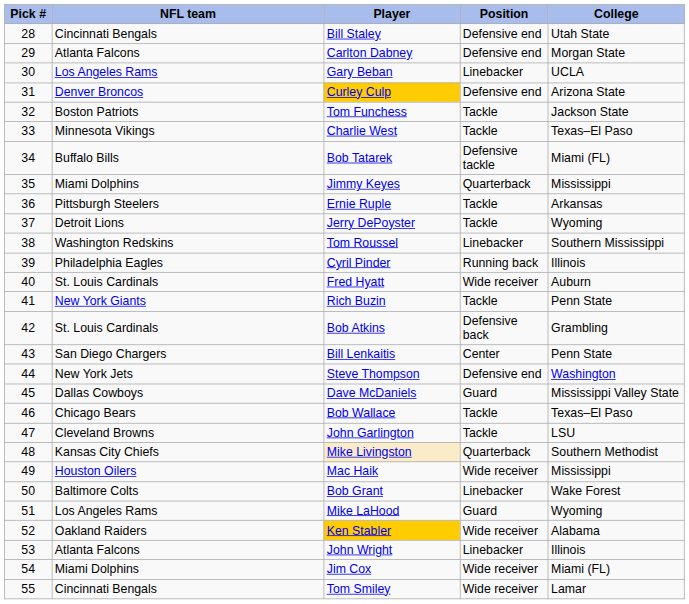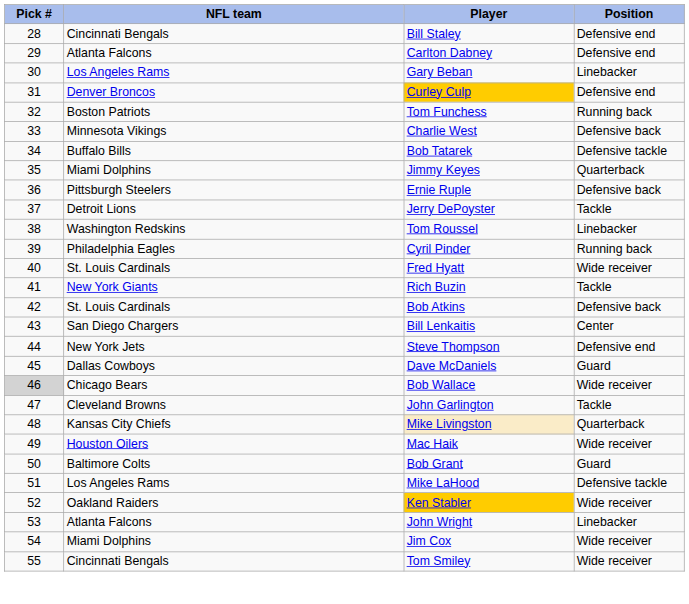- column: (616, 14)
(480, 111) Tackle -> (614, 111) Running back
(480, 131) Tackle -> (619, 131) Defensive back
(480, 203) Tackle -> (619, 190) Defensive back
(28, 413) no background -> (34, 385) lightgrey background
(480, 413) Tackle -> (614, 385) Wide receiver
(493, 491) Linebacker -> (594, 463) Guard
(480, 510) Guard -> (622, 483) Defensive tackle
